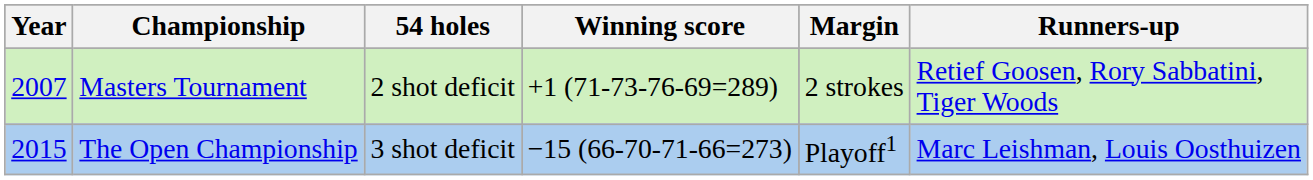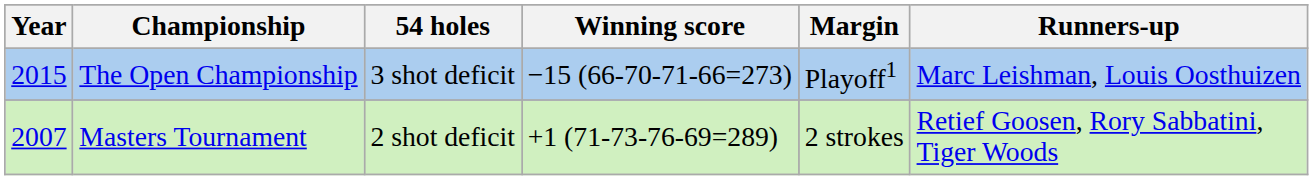rows swapped: (193, 85) <-> (219, 149)
